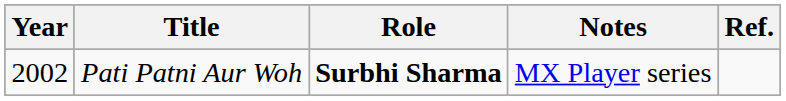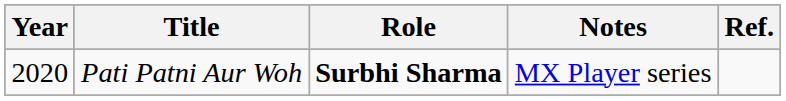(40, 71) 2002 -> (40, 71) 2020
